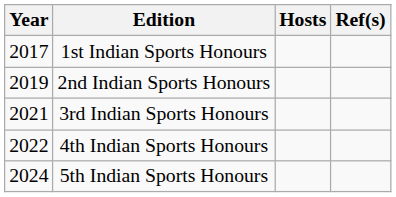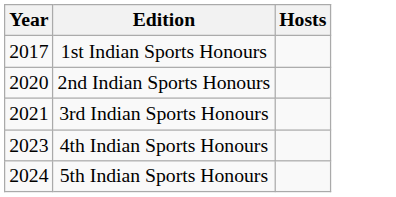- column: (361, 20)
(29, 82) 2019 -> (29, 82) 2020
(29, 144) 2022 -> (29, 144) 2023
